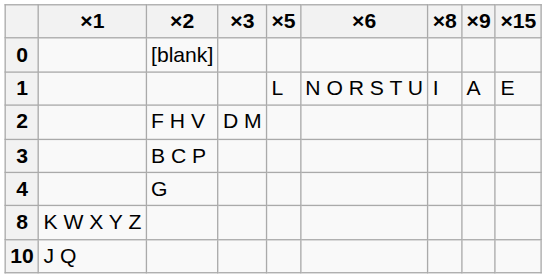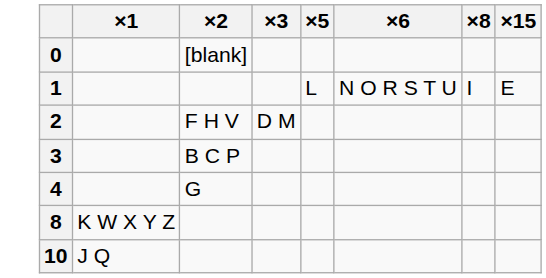- column: (479, 21)
